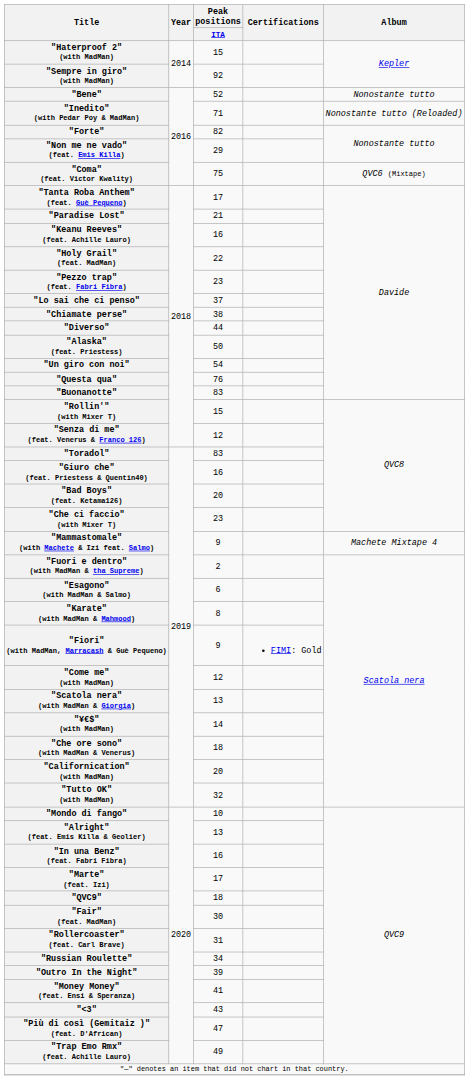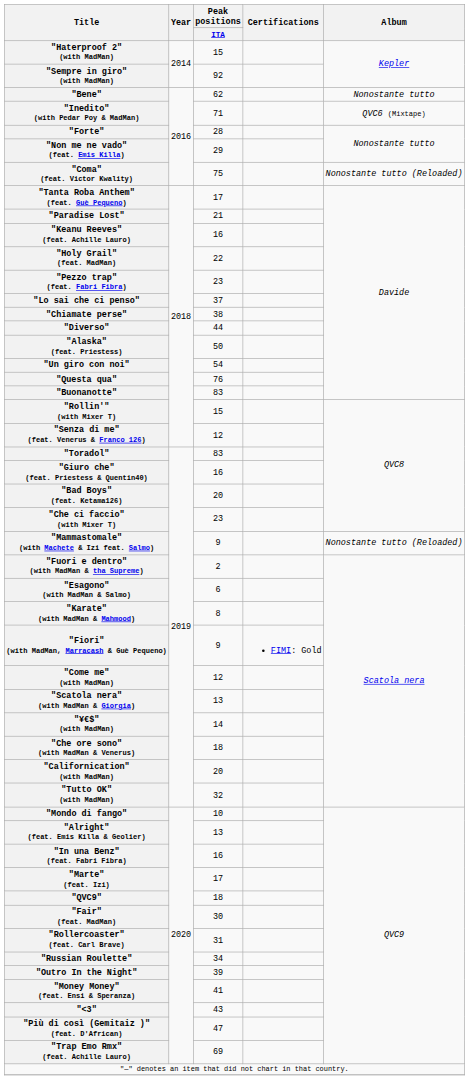(218, 95) 52 -> (218, 95) 62
(394, 113) Nonostante tutto (Reloaded) -> (394, 113) QVC6 (Mixtape)
(218, 132) 82 -> (218, 132) 28
(394, 174) QVC6 (Mixtape) -> (394, 174) Nonostante tutto (Reloaded)
(394, 543) Machete Mixtape 4 -> (394, 543) Nonostante tutto (Reloaded)
(218, 1052) 49 -> (218, 1052) 69
